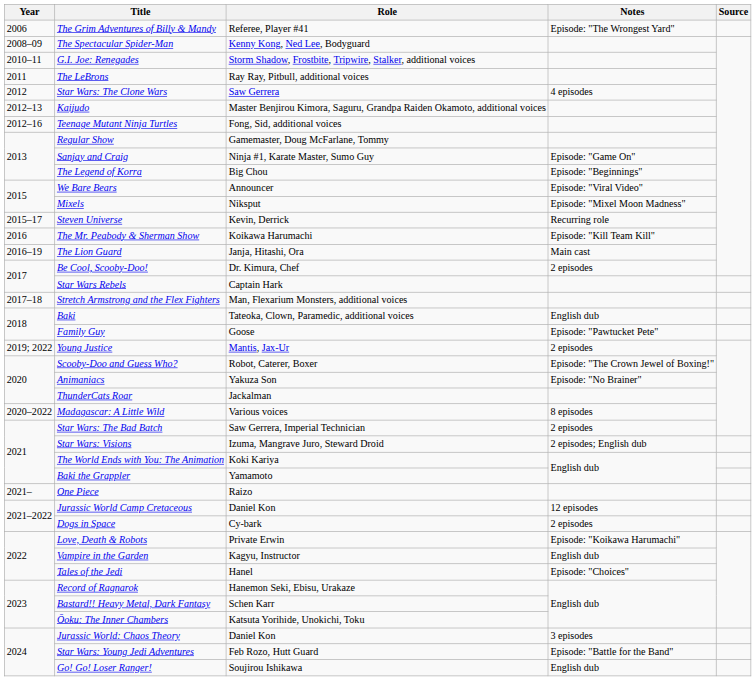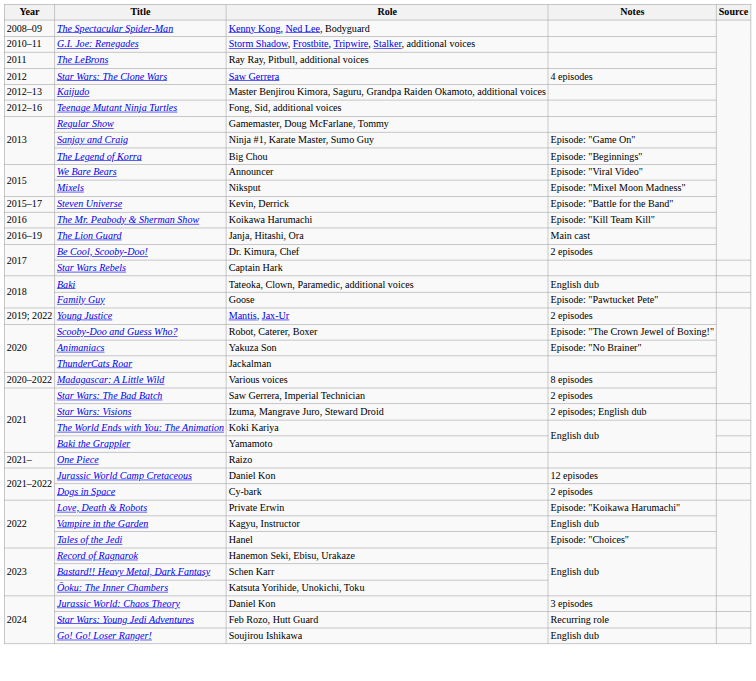- row: (136, 28)
(580, 220) Recurring role -> (612, 204) Episode: "Battle for the Band"
- row: (138, 300)
(612, 651) Episode: "Battle for the Band" -> (580, 619) Recurring role
